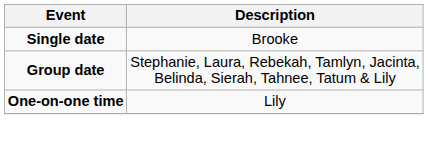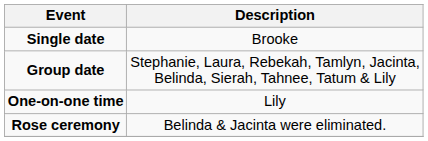+ row: (66, 124)
